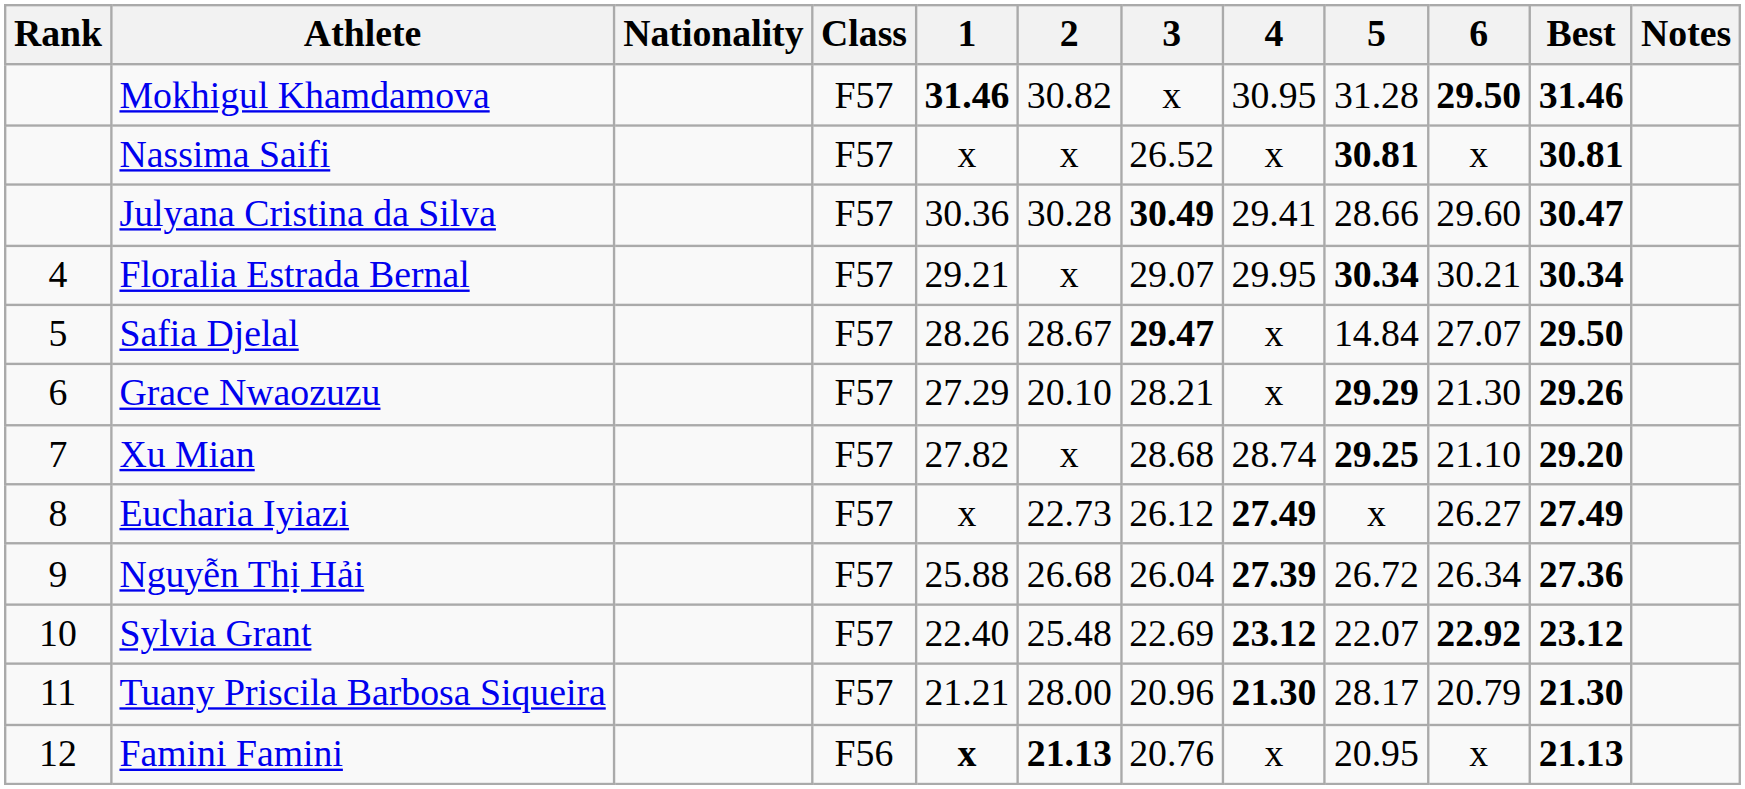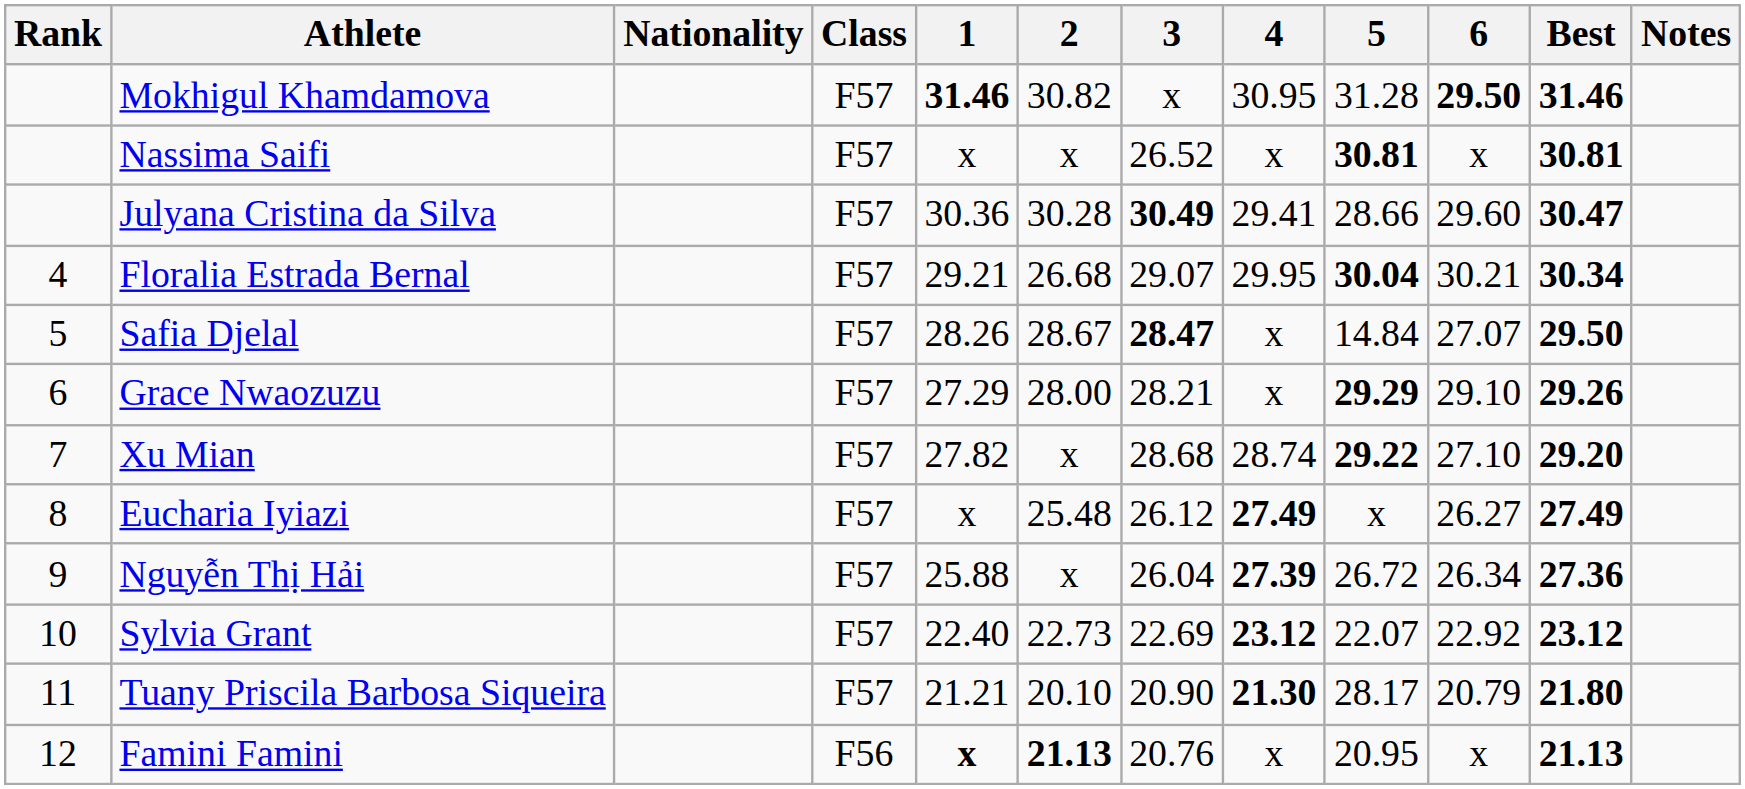(1069, 273) x -> (1069, 273) 26.68
(1376, 273) 30.34 -> (1376, 273) 30.04
(1172, 333) 29.47 -> (1172, 333) 28.47
(1069, 393) 20.10 -> (1069, 393) 28.00
(1479, 393) 21.30 -> (1479, 393) 29.10
(1376, 453) 29.25 -> (1376, 453) 29.22
(1479, 453) 21.10 -> (1479, 453) 27.10
(1069, 513) 22.73 -> (1069, 513) 25.48
(1069, 573) 26.68 -> (1069, 573) x
(1069, 633) 25.48 -> (1069, 633) 22.73
(1479, 633) bold -> (1479, 633) normal
(1069, 693) 28.00 -> (1069, 693) 20.10
(1172, 693) 20.96 -> (1172, 693) 20.90
(1581, 693) 21.30 -> (1581, 693) 21.80
